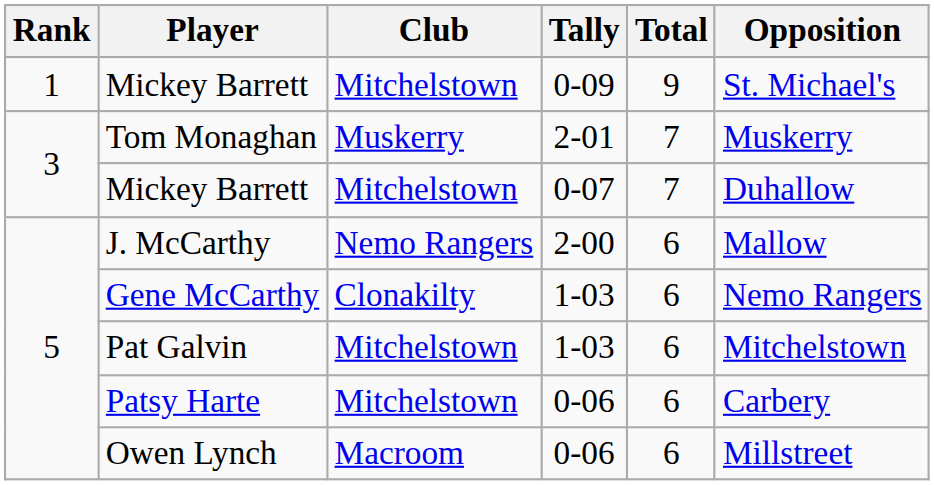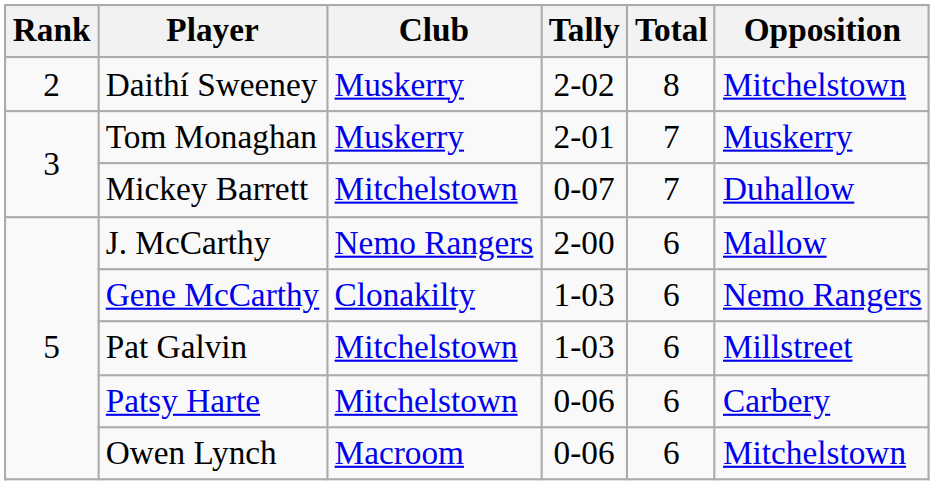- row: (207, 83)
+ row: (212, 83)
(815, 347) Mitchelstown -> (788, 347) Millstreet
(788, 453) Millstreet -> (815, 453) Mitchelstown
